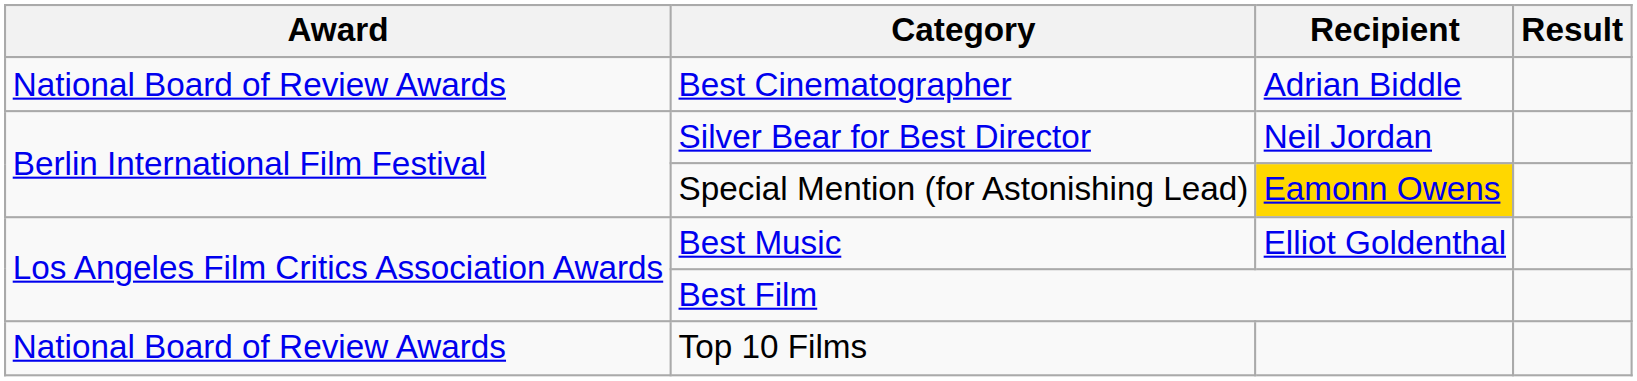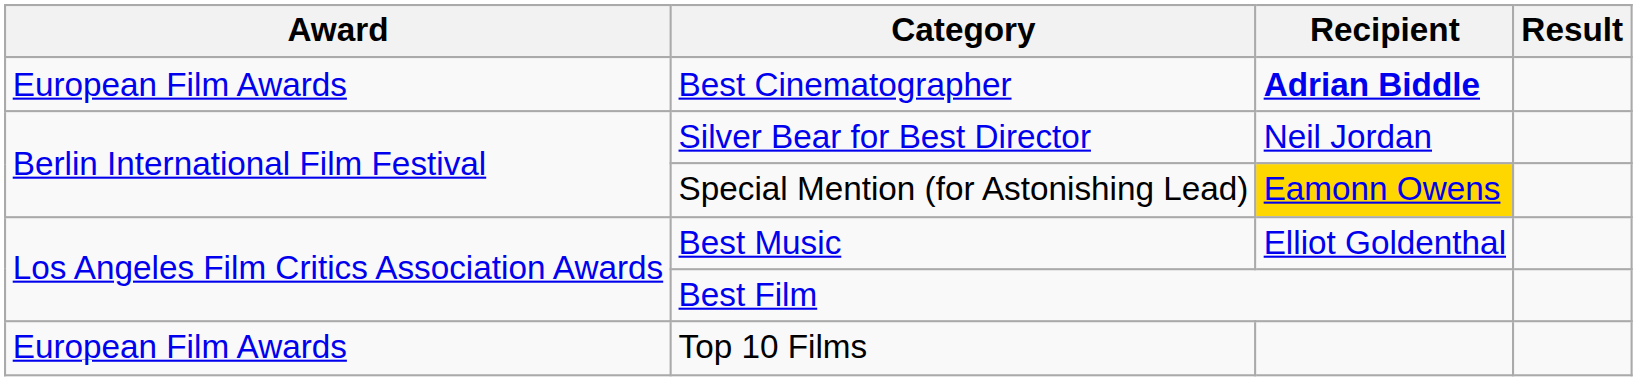(259, 83) National Board of Review Awards -> (180, 83) European Film Awards
(1363, 83) normal -> (1372, 83) bold
(259, 347) National Board of Review Awards -> (180, 347) European Film Awards
